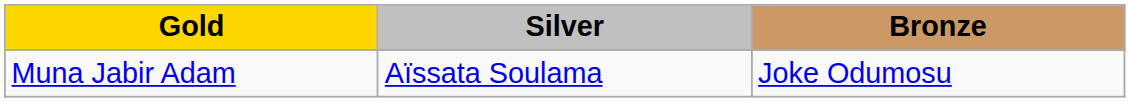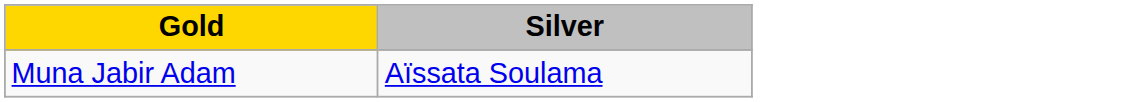- column: (938, 27)
